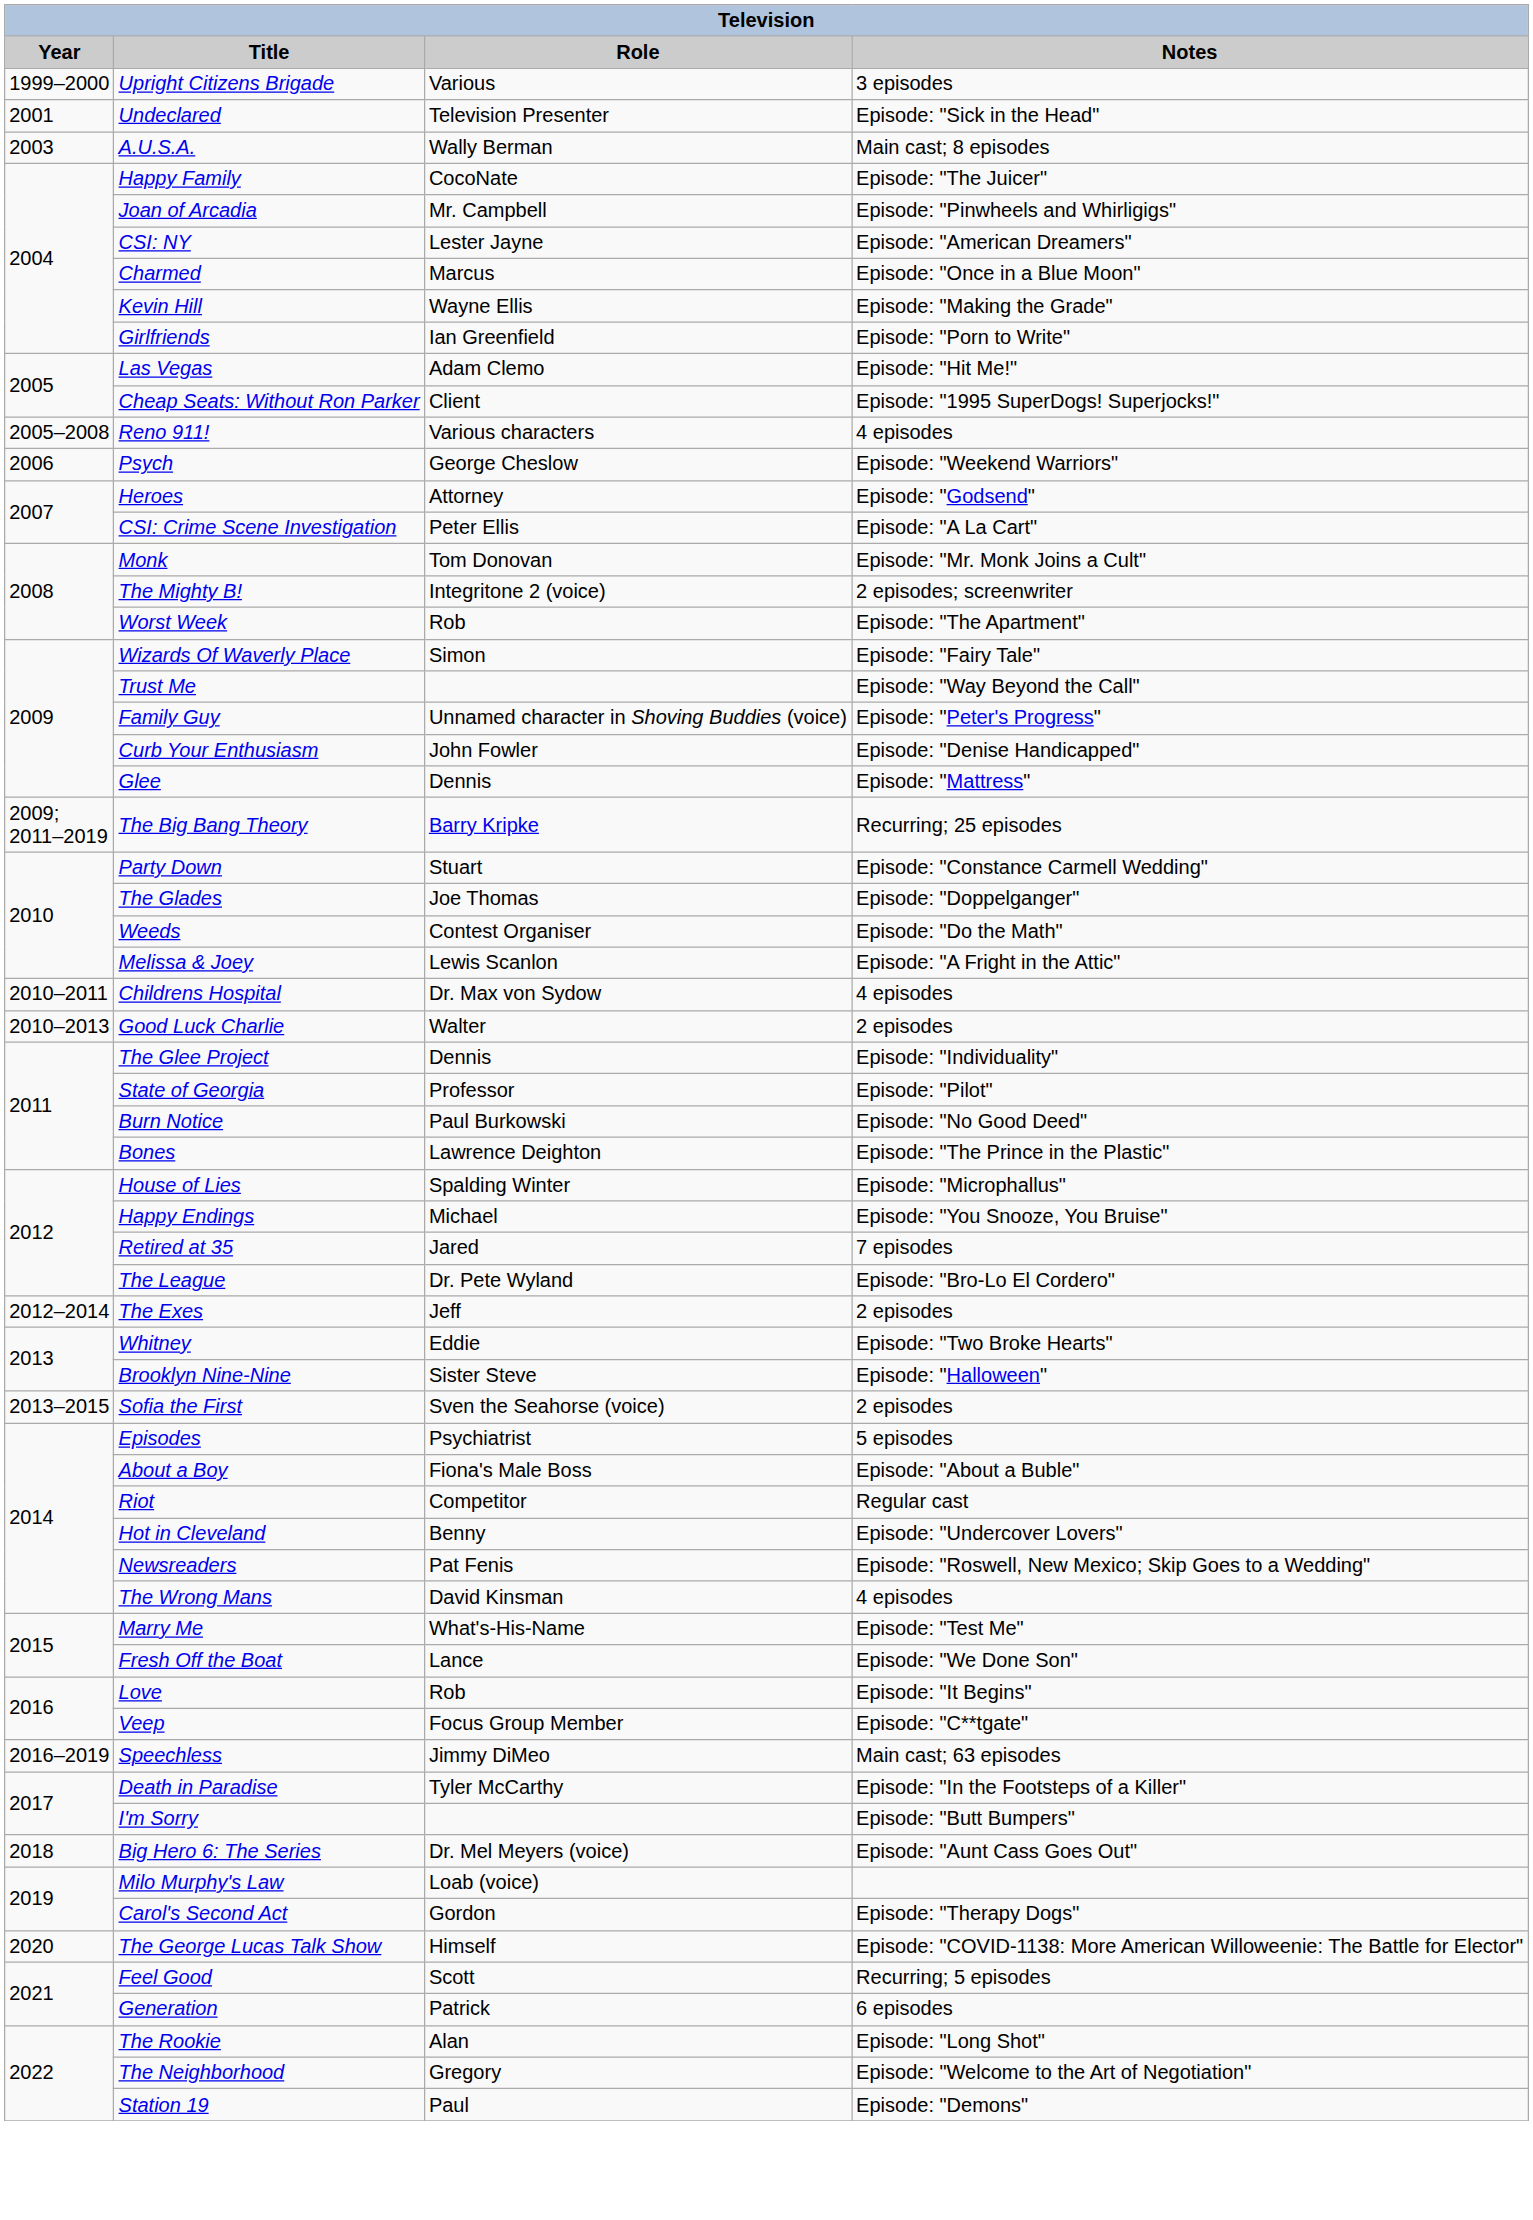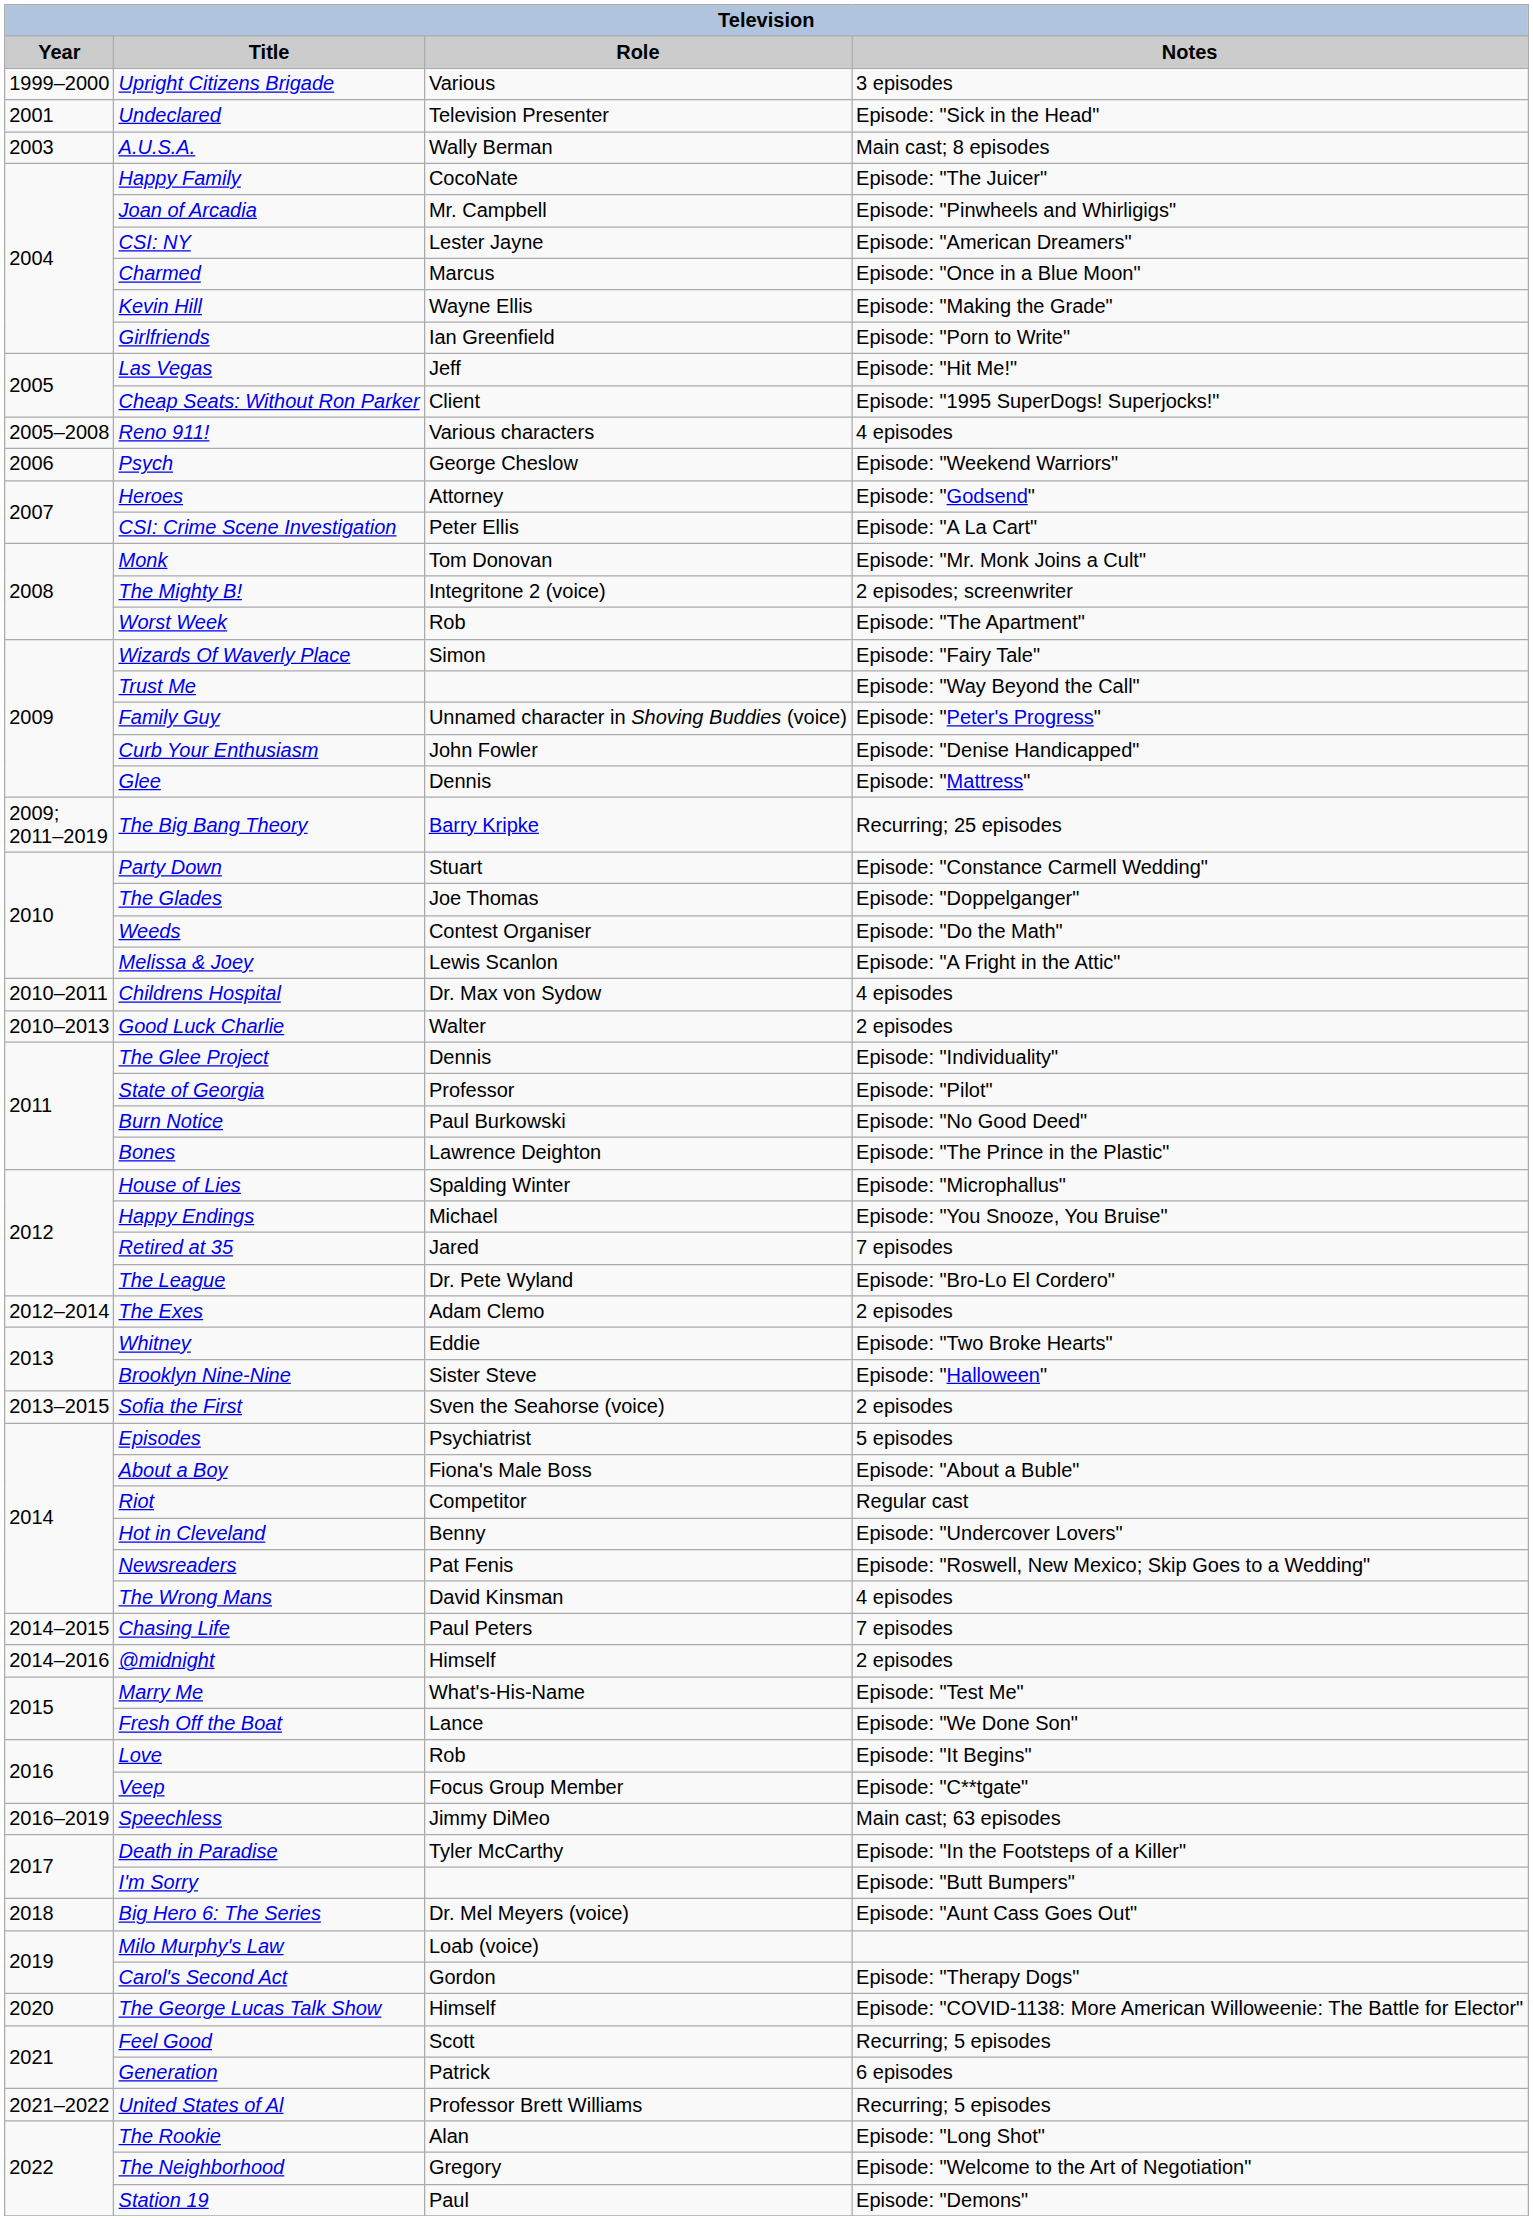(487, 369) Adam Clemo -> (445, 369) Jeff
(445, 1311) Jeff -> (487, 1311) Adam Clemo
+ row: (174, 1628)
+ row: (167, 1660)
+ row: (201, 2104)
